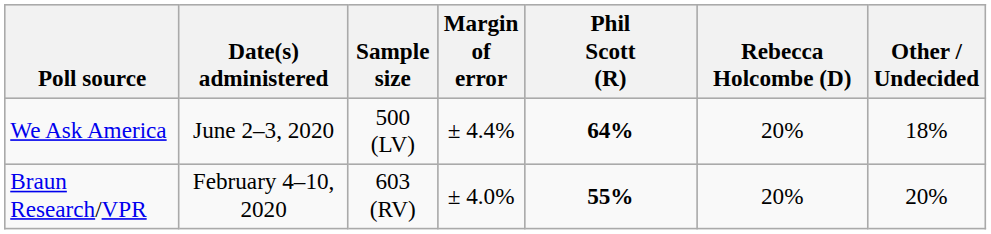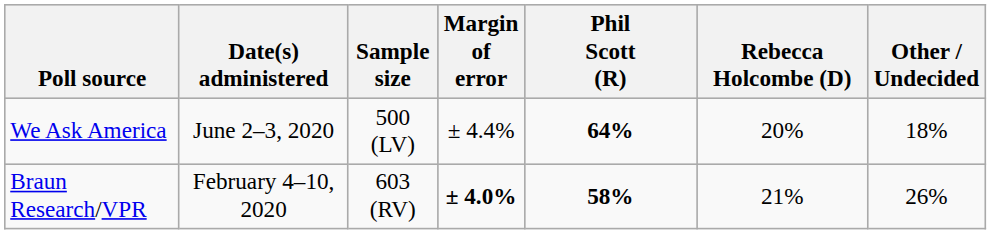(481, 196) normal -> (481, 196) bold
(610, 196) 55% -> (610, 196) 58%
(782, 196) 20% -> (782, 196) 21%
(926, 196) 20% -> (926, 196) 26%
